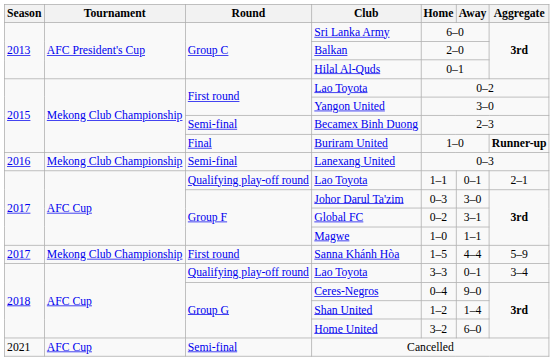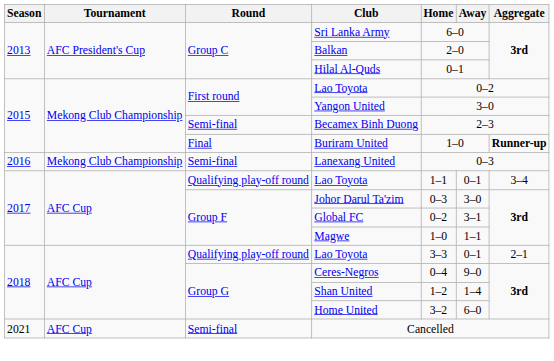(519, 180) 2–1 -> (519, 180) 3–4
- row: (19, 254)
(519, 273) 3–4 -> (519, 254) 2–1
